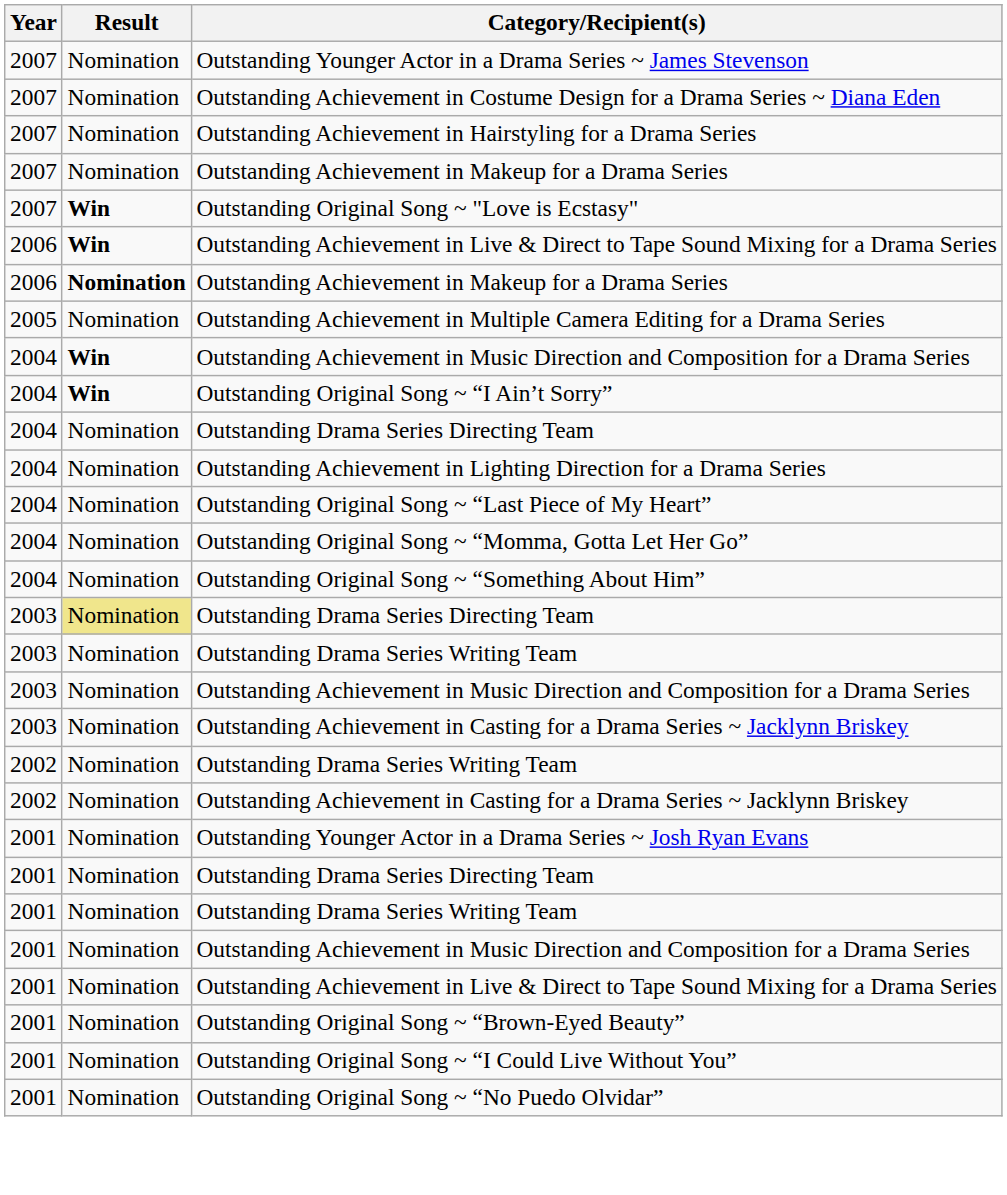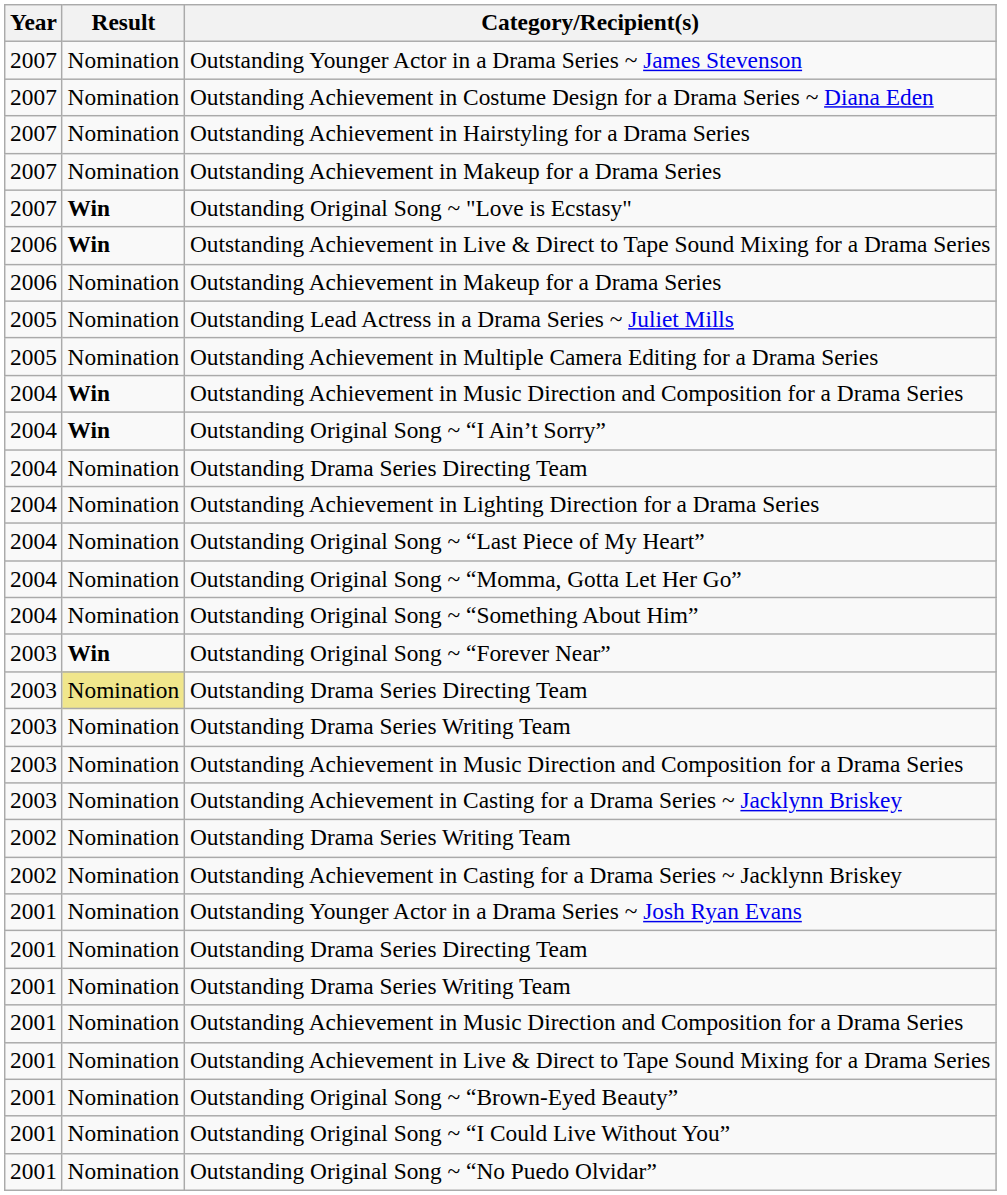(127, 282) bold -> (123, 282) normal
+ row: (33, 319)
+ row: (33, 652)
